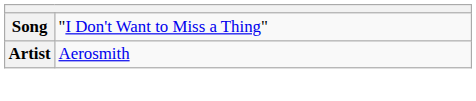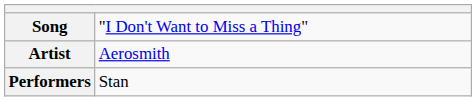+ row: (50, 82)
